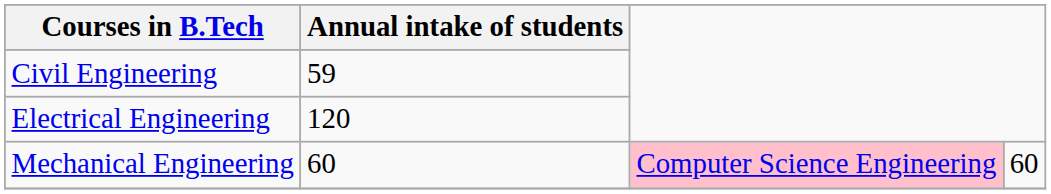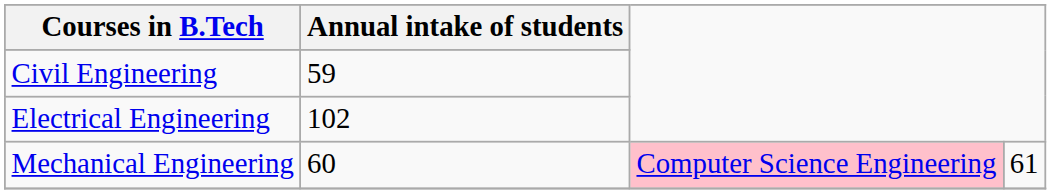(329, 118) 120 -> (329, 118) 102
(1024, 164) 60 -> (1024, 164) 61
